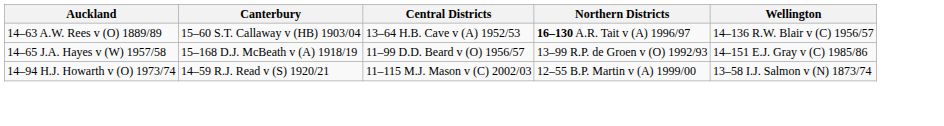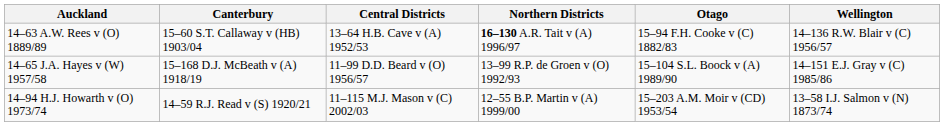+ column: (712, 14)
